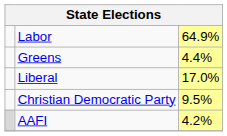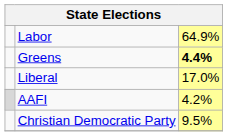(197, 57) normal -> (197, 57) bold
rows swapped: (97, 99) <-> (32, 120)
